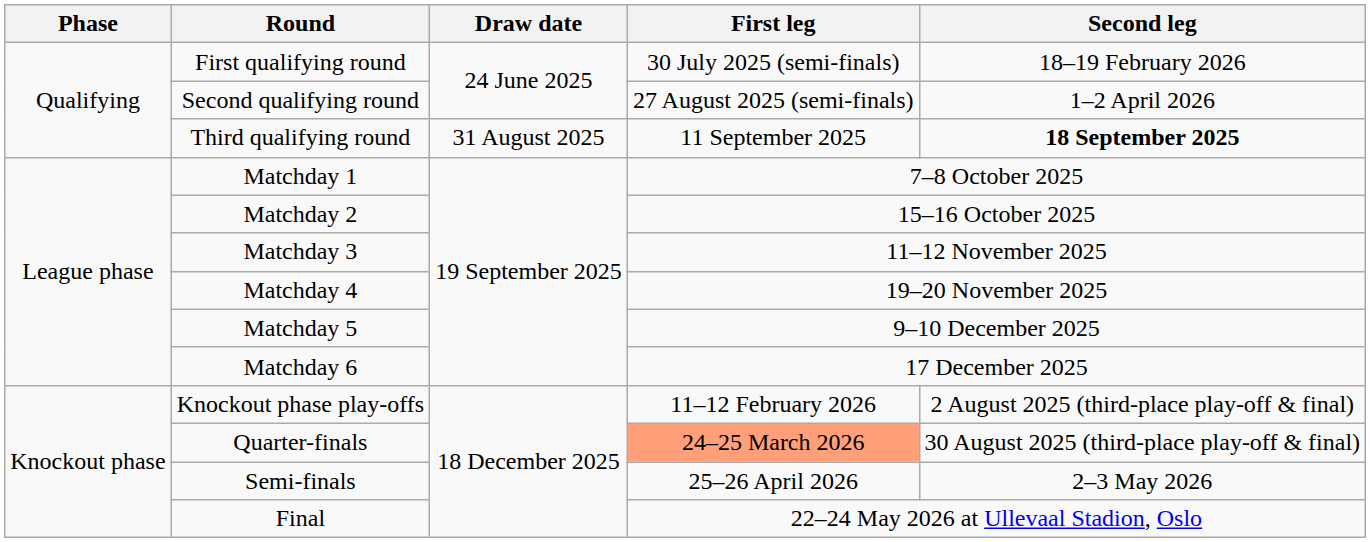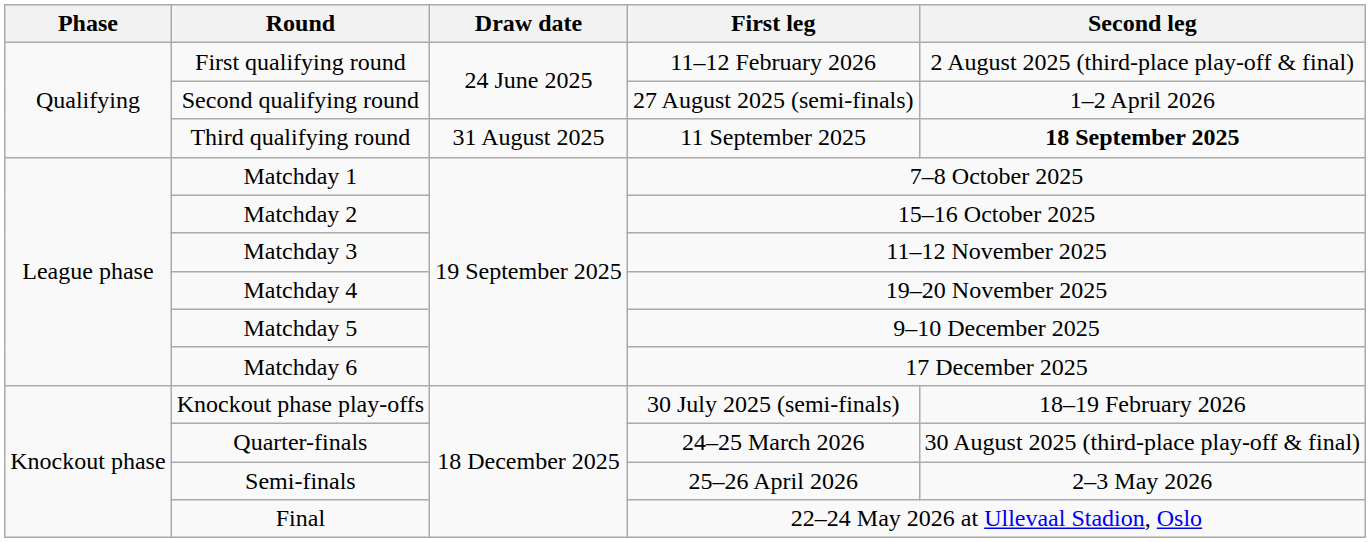(773, 61) 30 July 2025 (semi-finals) -> (773, 61) 11–12 February 2026
(1142, 61) 18–19 February 2026 -> (1142, 61) 2 August 2025 (third-place play-off & final)
(773, 404) 11–12 February 2026 -> (773, 404) 30 July 2025 (semi-finals)
(1142, 404) 2 August 2025 (third-place play-off & final) -> (1142, 404) 18–19 February 2026
(773, 442) lightsalmon background -> (773, 442) no background
